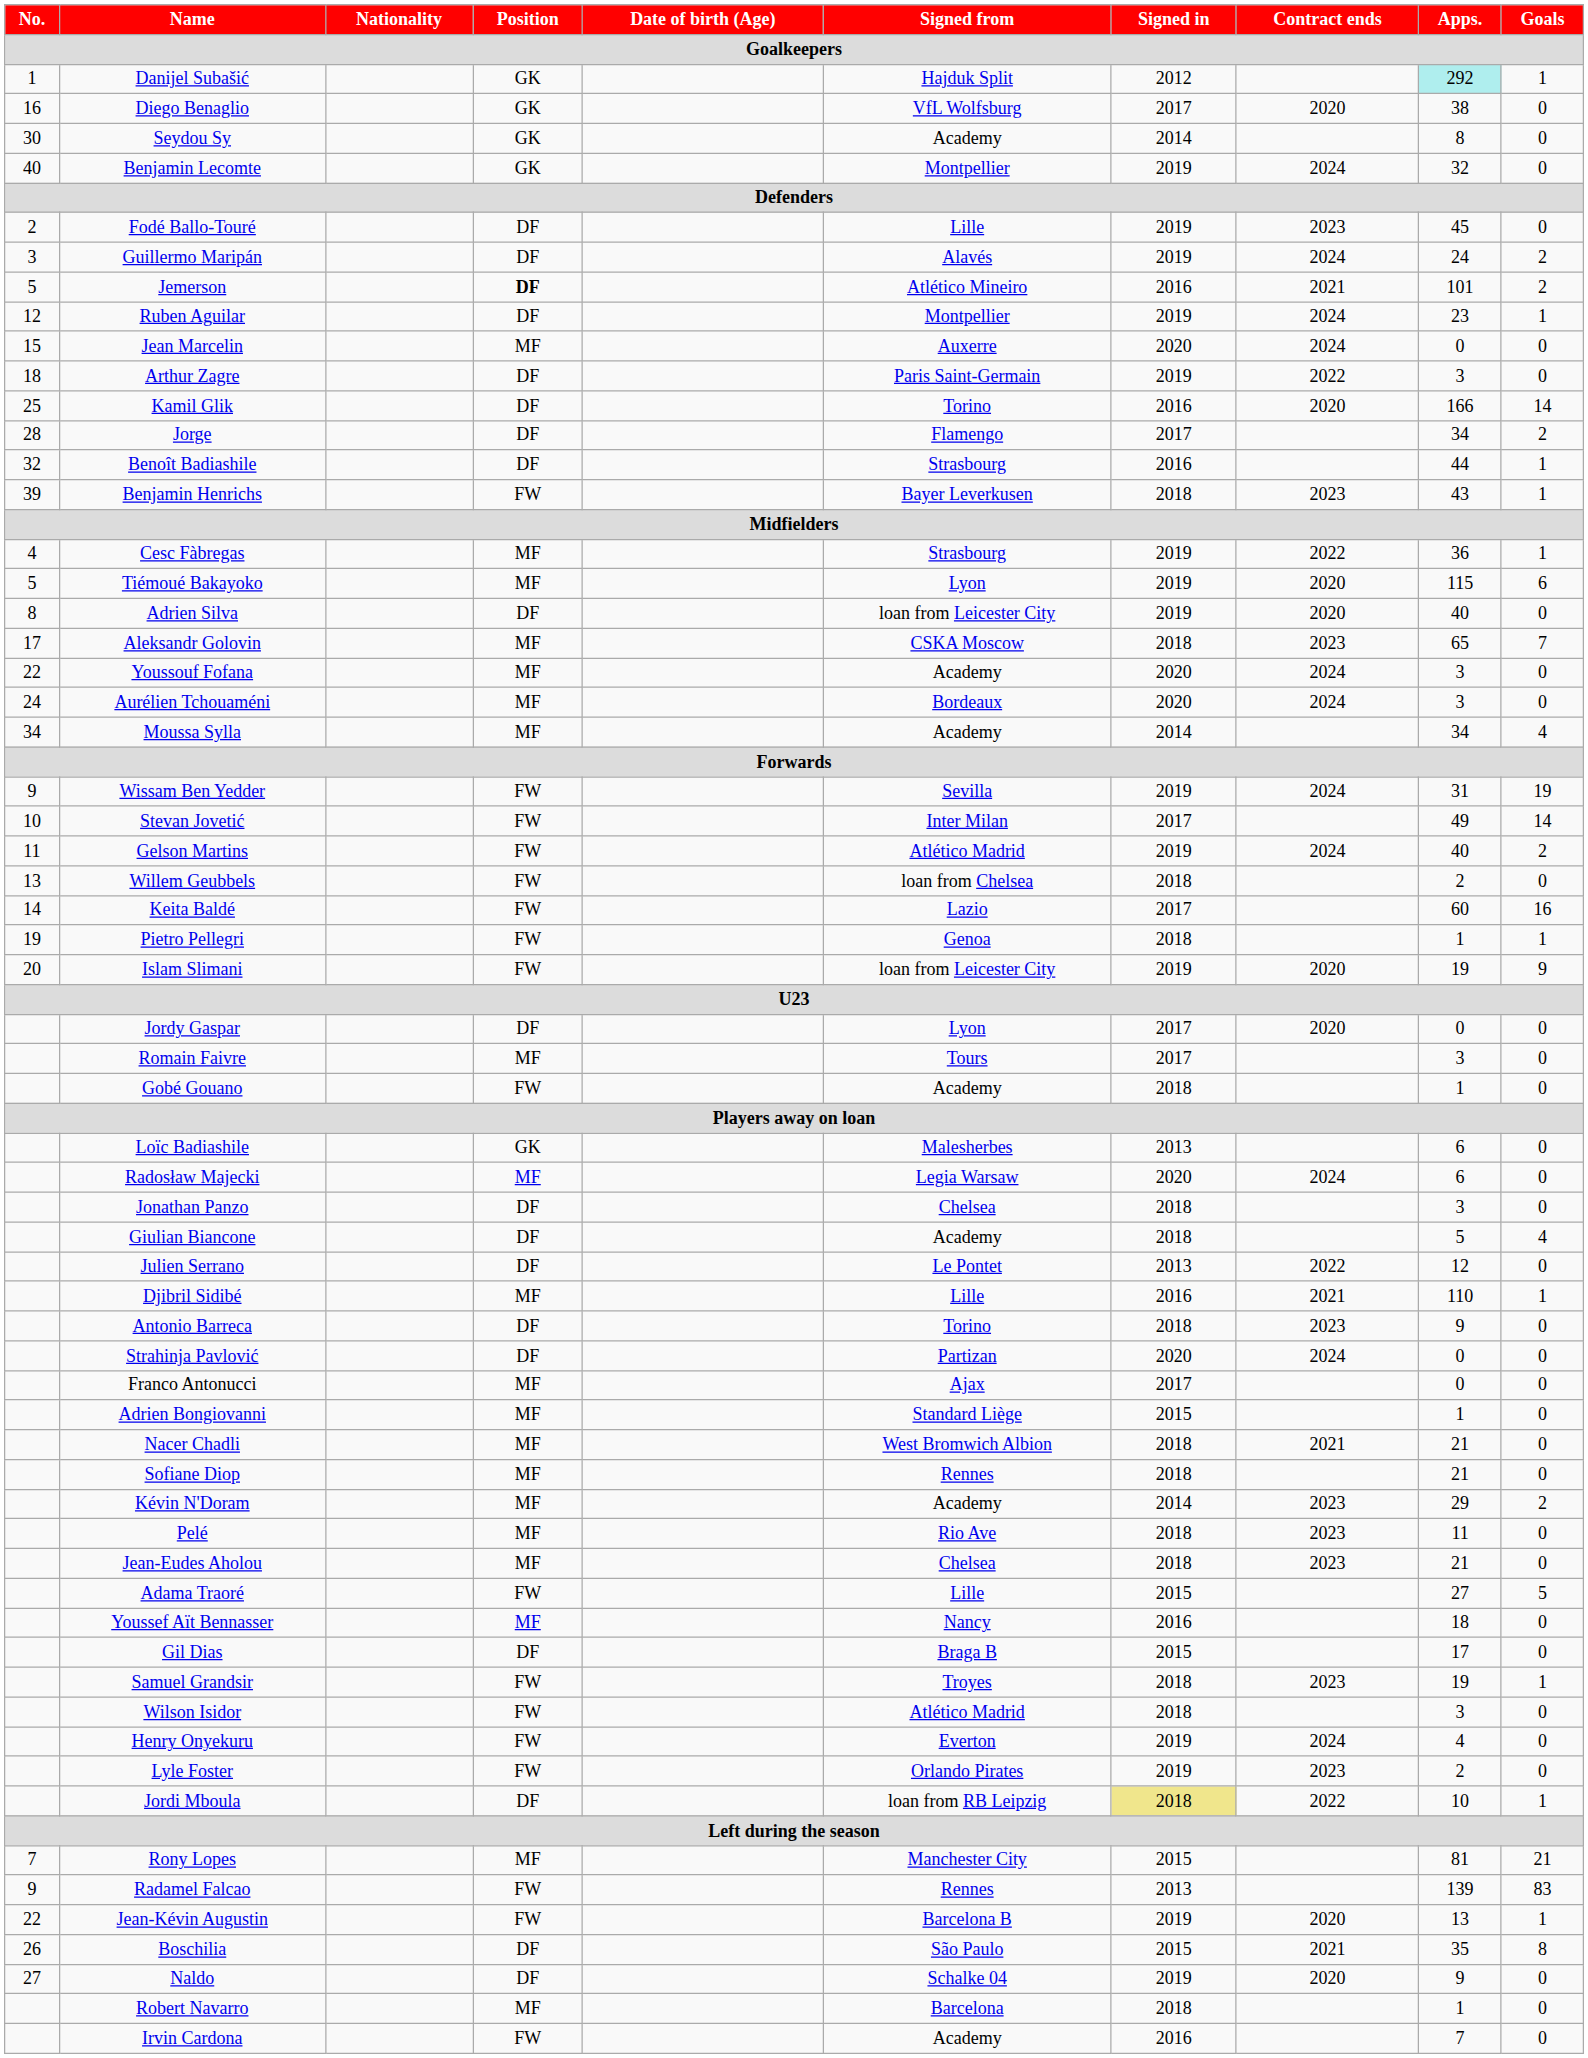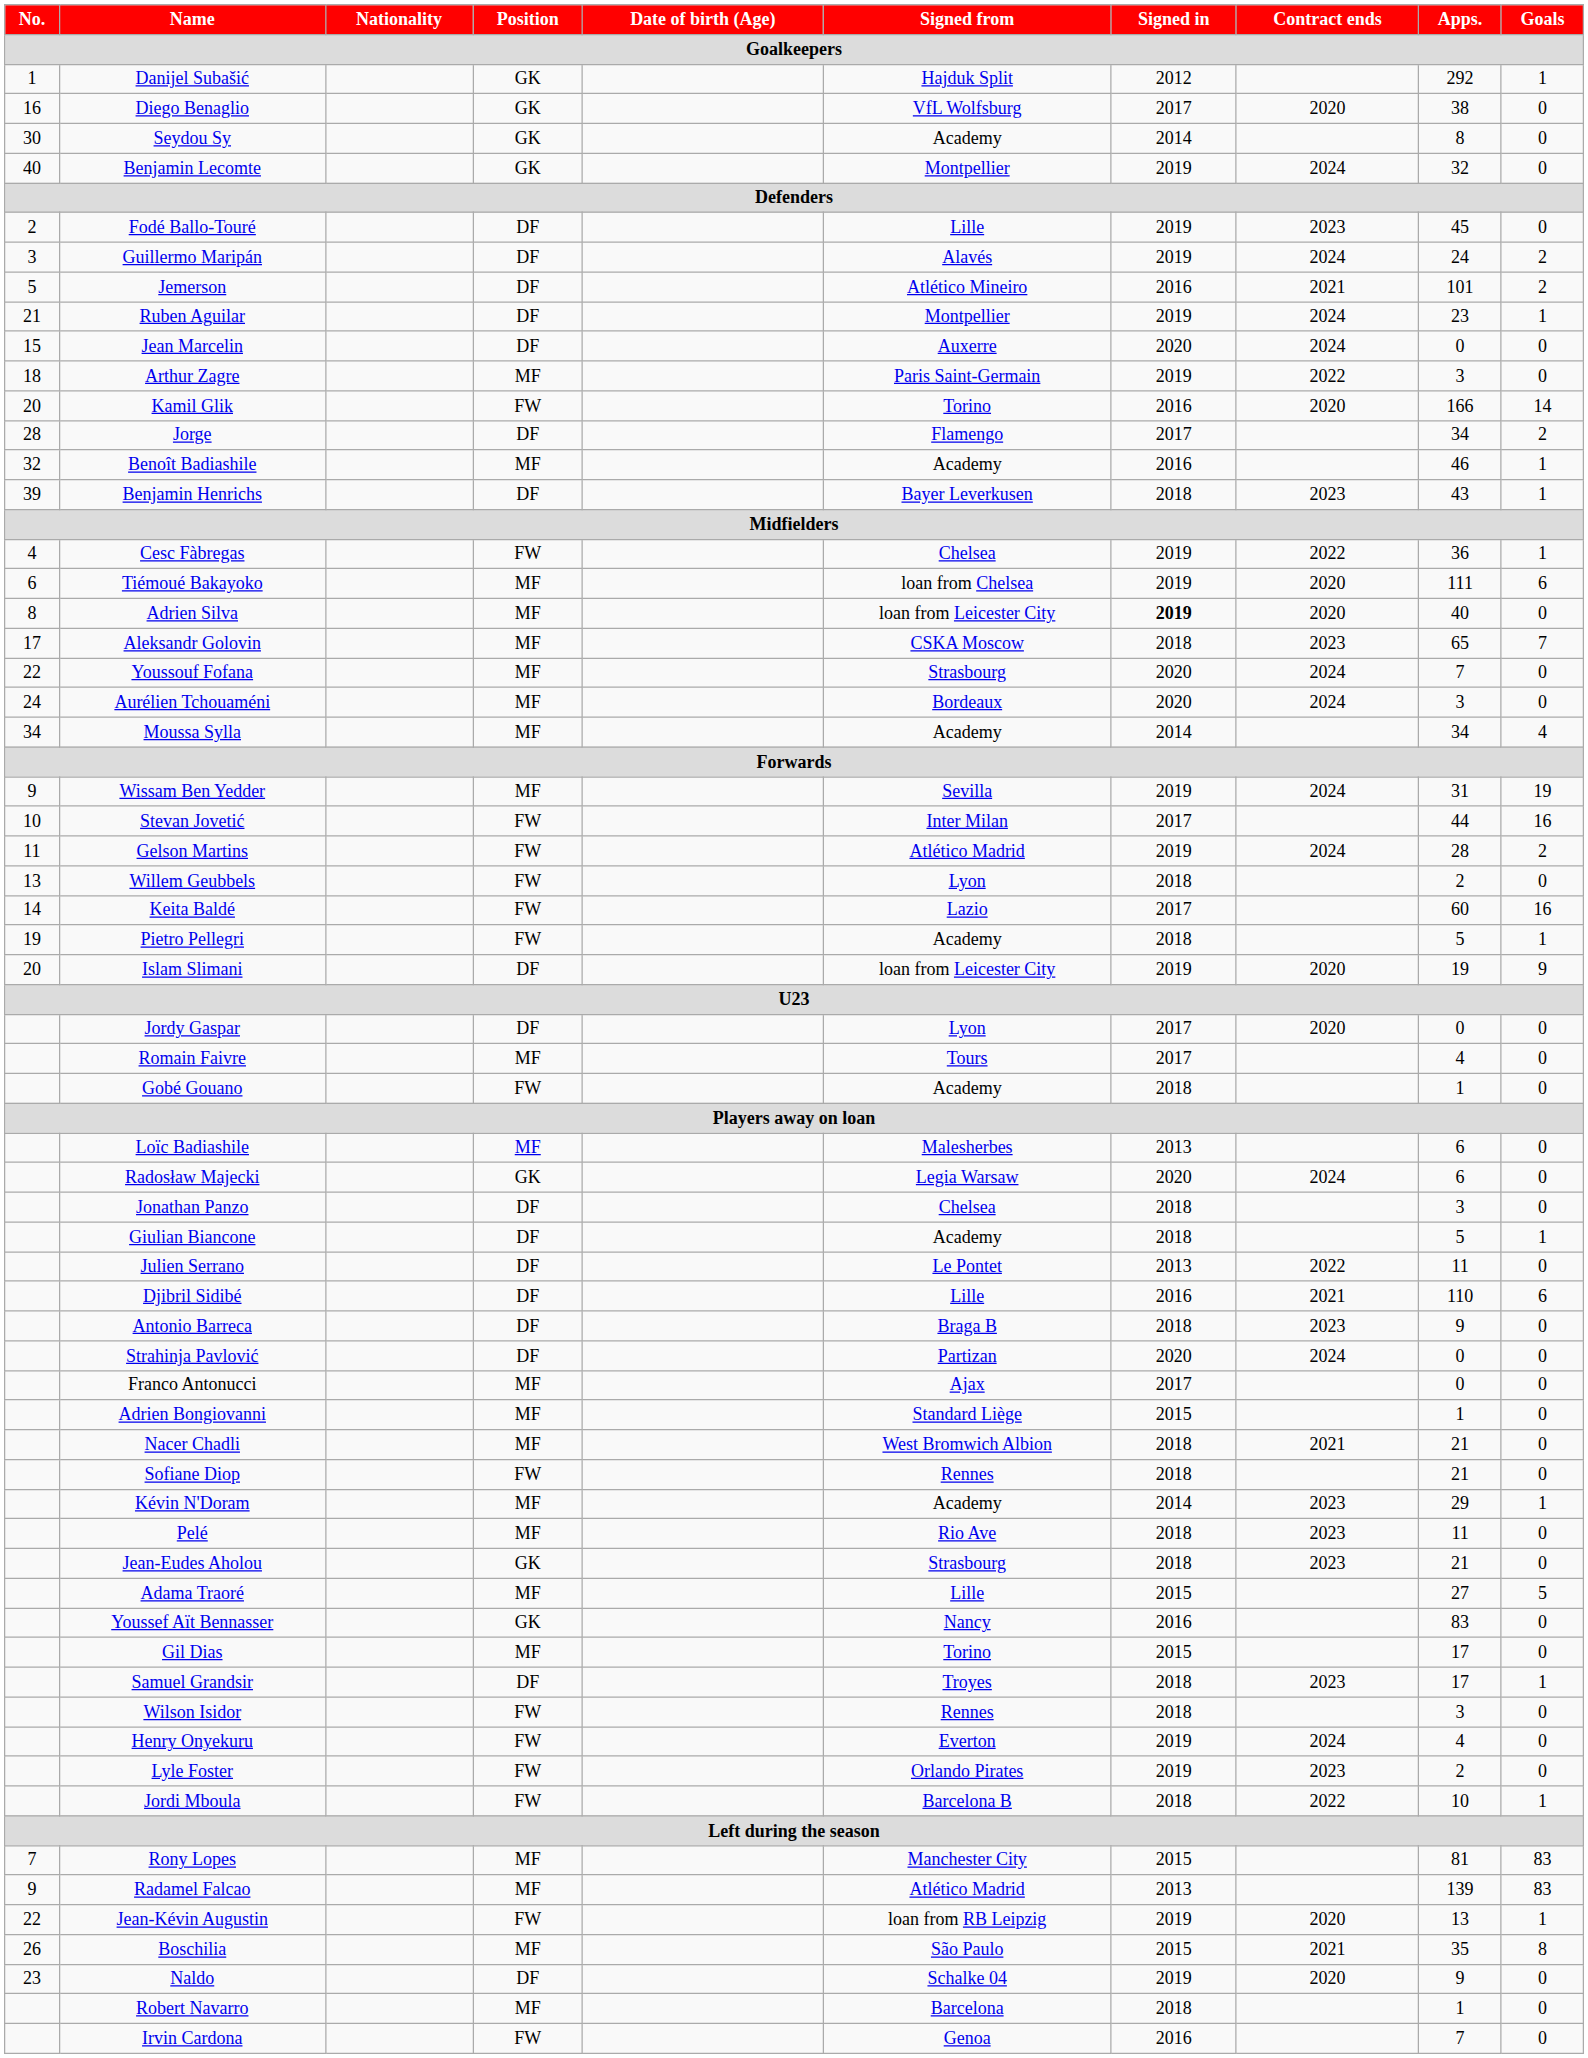(1460, 79) paleturquoise background -> (1460, 79) no background
(528, 286) bold -> (528, 286) normal
(32, 316) 12 -> (32, 316) 21
(528, 346) MF -> (528, 346) DF
(528, 375) DF -> (528, 375) MF
(32, 405) 25 -> (32, 405) 20
(528, 405) DF -> (528, 405) FW
(528, 465) DF -> (528, 465) MF
(967, 465) Strasbourg -> (967, 465) Academy
(1460, 465) 44 -> (1460, 465) 46
(528, 494) FW -> (528, 494) DF
(528, 554) MF -> (528, 554) FW
(967, 554) Strasbourg -> (967, 554) Chelsea
(32, 583) 5 -> (32, 583) 6
(967, 583) Lyon -> (967, 583) loan from Chelsea
(1460, 583) 115 -> (1460, 583) 111
(528, 613) DF -> (528, 613) MF
(1174, 613) normal -> (1174, 613) bold
(967, 672) Academy -> (967, 672) Strasbourg
(1460, 672) 3 -> (1460, 672) 7
(528, 791) FW -> (528, 791) MF
(1460, 821) 49 -> (1460, 821) 44
(1542, 821) 14 -> (1542, 821) 16
(1460, 850) 40 -> (1460, 850) 28
(967, 880) loan from Chelsea -> (967, 880) Lyon
(967, 940) Genoa -> (967, 940) Academy
(1460, 940) 1 -> (1460, 940) 5
(528, 969) FW -> (528, 969) DF
(1460, 1058) 3 -> (1460, 1058) 4
(528, 1147) GK -> (528, 1147) MF
(528, 1177) MF -> (528, 1177) GK
(1542, 1236) 4 -> (1542, 1236) 1
(1460, 1266) 12 -> (1460, 1266) 11
(528, 1296) MF -> (528, 1296) DF
(1542, 1296) 1 -> (1542, 1296) 6
(967, 1325) Torino -> (967, 1325) Braga B
(528, 1474) MF -> (528, 1474) FW
(1542, 1504) 2 -> (1542, 1504) 1
(528, 1563) MF -> (528, 1563) GK
(967, 1563) Chelsea -> (967, 1563) Strasbourg
(528, 1593) FW -> (528, 1593) MF
(528, 1622) MF -> (528, 1622) GK
(1460, 1622) 18 -> (1460, 1622) 83
(528, 1652) DF -> (528, 1652) MF
(967, 1652) Braga B -> (967, 1652) Torino
(528, 1682) FW -> (528, 1682) DF
(1460, 1682) 19 -> (1460, 1682) 17
(967, 1711) Atlético Madrid -> (967, 1711) Rennes
(528, 1800) DF -> (528, 1800) FW
(967, 1800) loan from RB Leipzig -> (967, 1800) Barcelona B
(1174, 1800) khaki background -> (1174, 1800) no background
(1542, 1860) 21 -> (1542, 1860) 83
(528, 1890) FW -> (528, 1890) MF
(967, 1890) Rennes -> (967, 1890) Atlético Madrid
(967, 1919) Barcelona B -> (967, 1919) loan from RB Leipzig
(528, 1949) DF -> (528, 1949) MF
(32, 1979) 27 -> (32, 1979) 23
(967, 2038) Academy -> (967, 2038) Genoa
